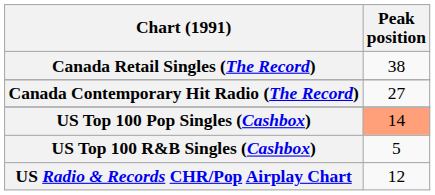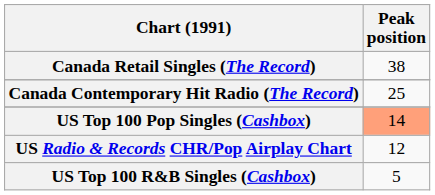(396, 93) 27 -> (396, 93) 25
rows swapped: (184, 148) <-> (184, 176)
